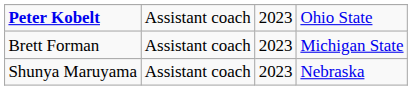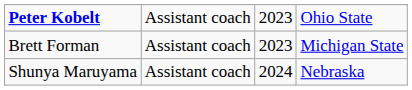(276, 71) 2023 -> (276, 71) 2024
